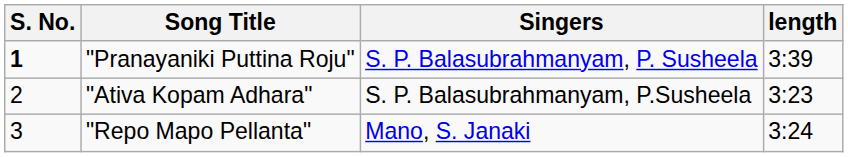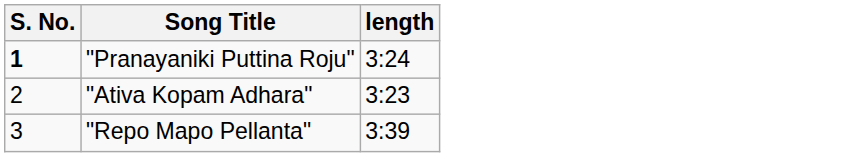- column: (561, 22)
(791, 59) 3:39 -> (388, 59) 3:24
(791, 132) 3:24 -> (388, 132) 3:39
